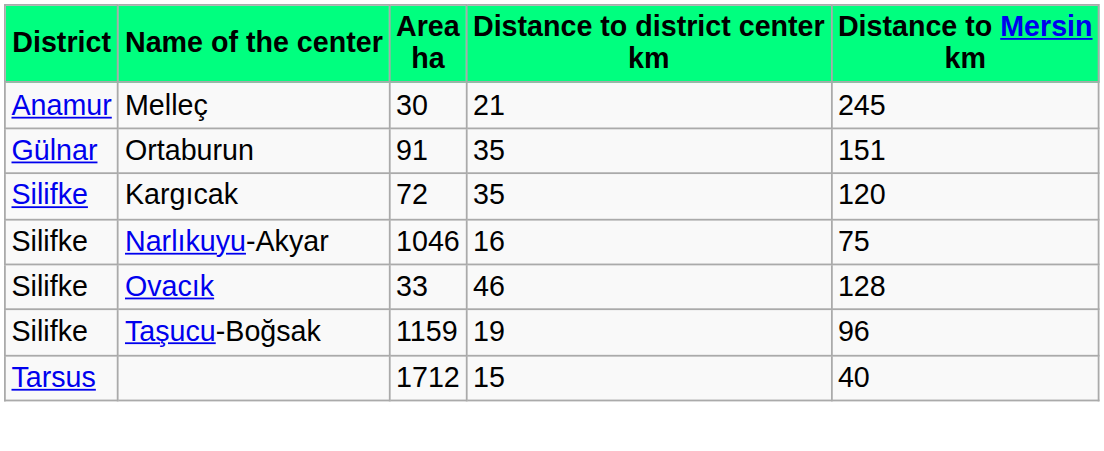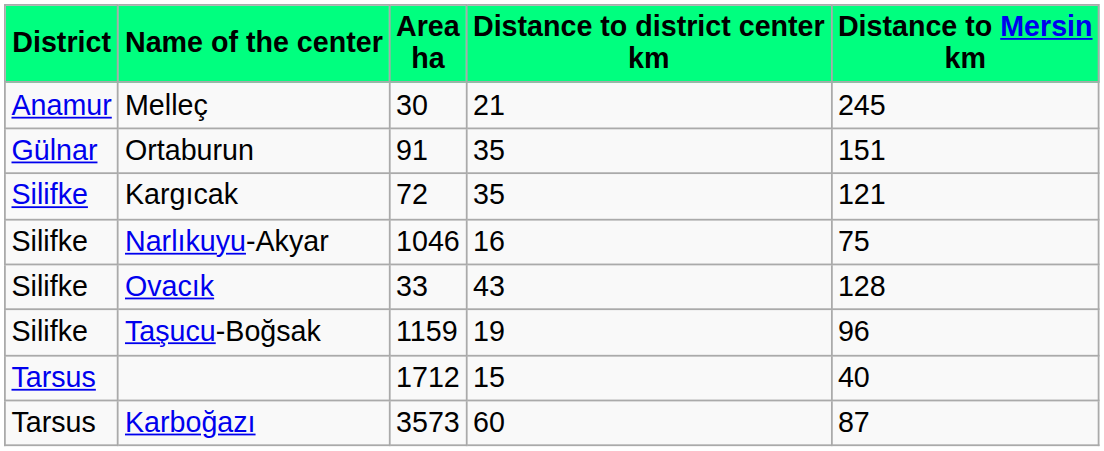(862, 195) 120 -> (862, 195) 121
(489, 286) 46 -> (489, 286) 43
+ row: (190, 422)
